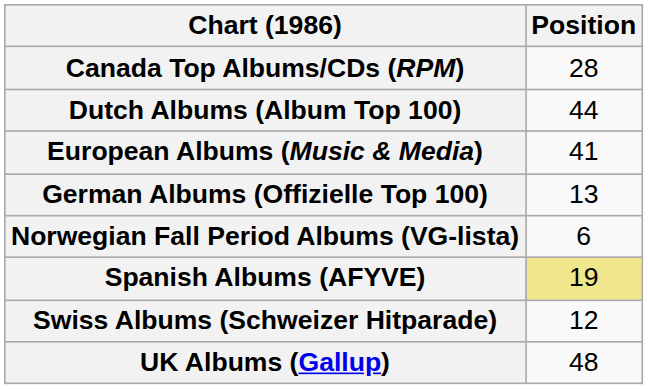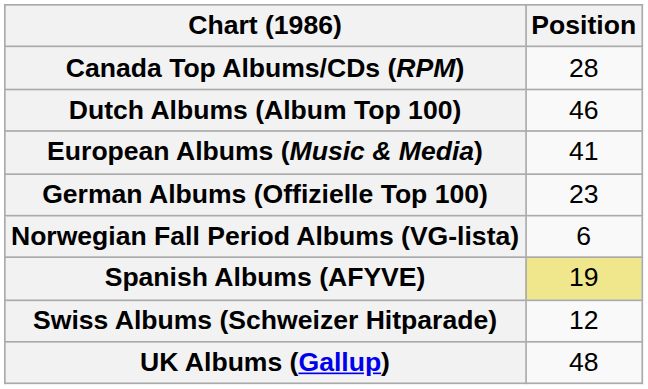(584, 109) 44 -> (584, 109) 46
(584, 194) 13 -> (584, 194) 23
